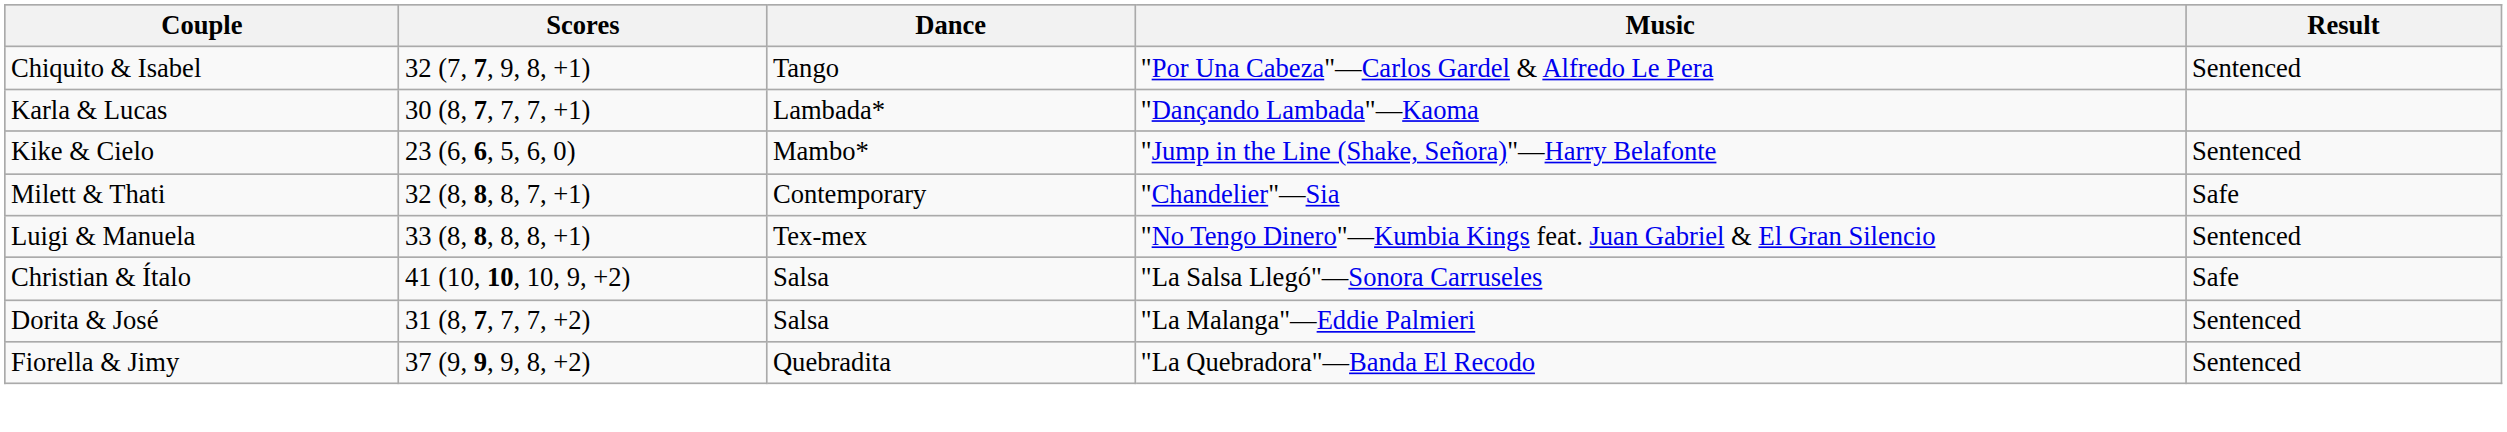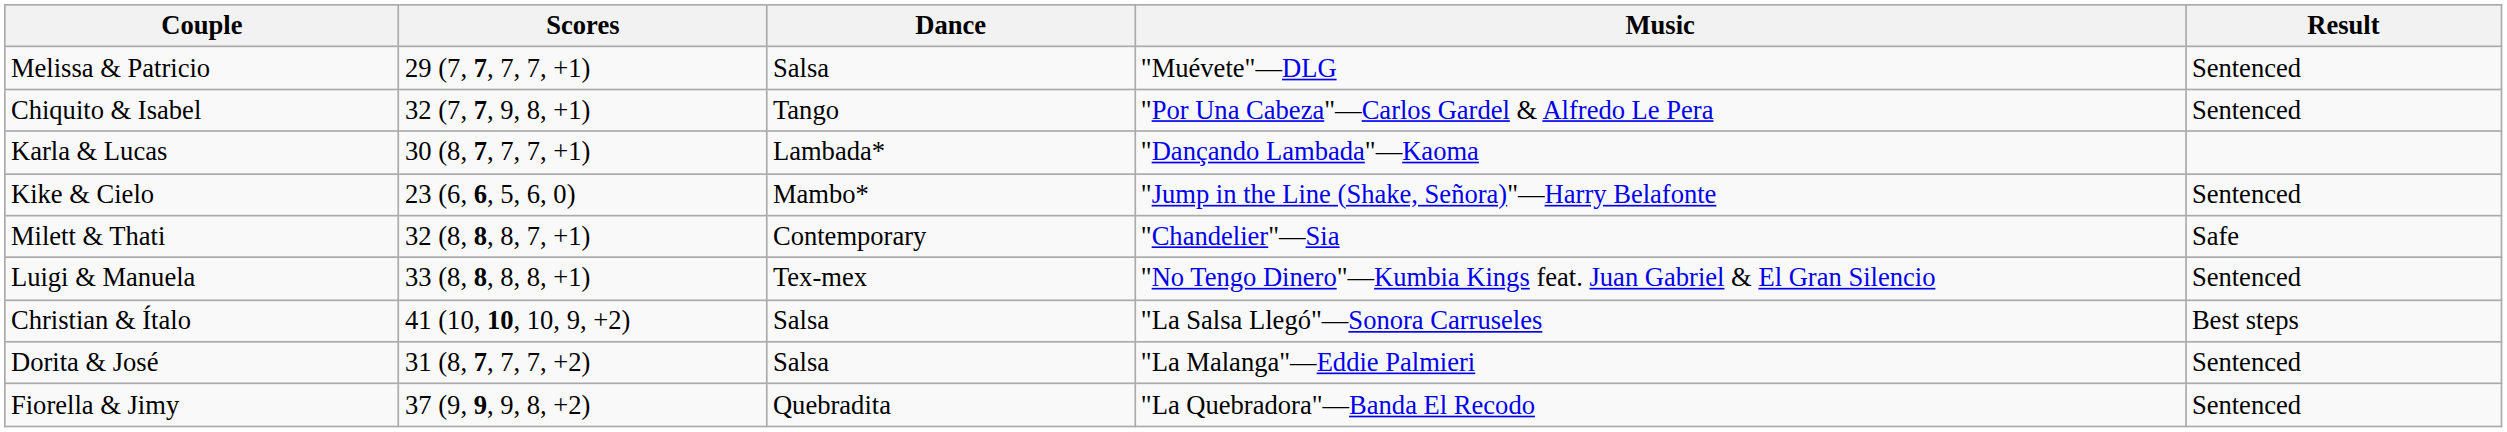+ row: (111, 67)
(2215, 278) Safe -> (2245, 320) Best steps
